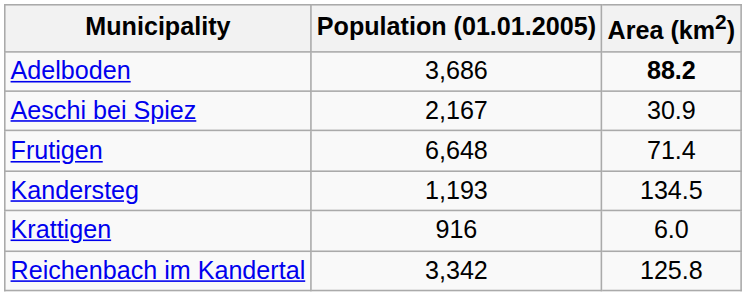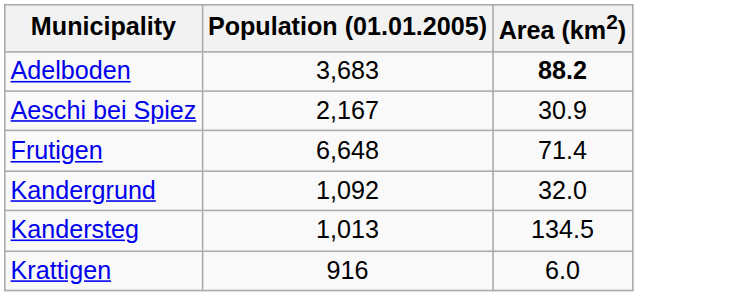(456, 71) 3,686 -> (347, 71) 3,683
+ row: (83, 190)
(456, 190) 1,193 -> (347, 230) 1,013
- row: (158, 270)
